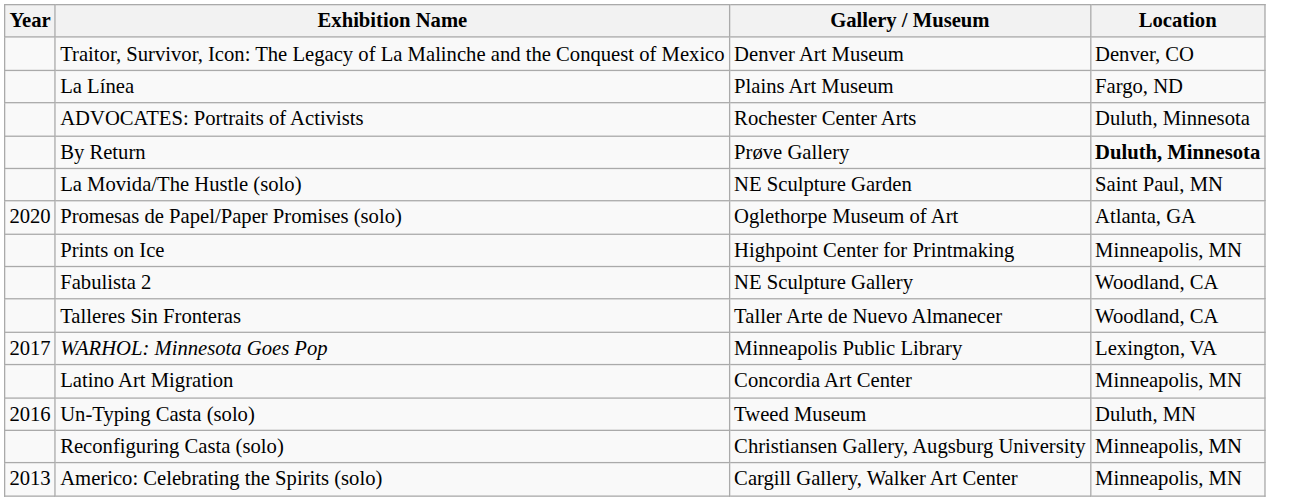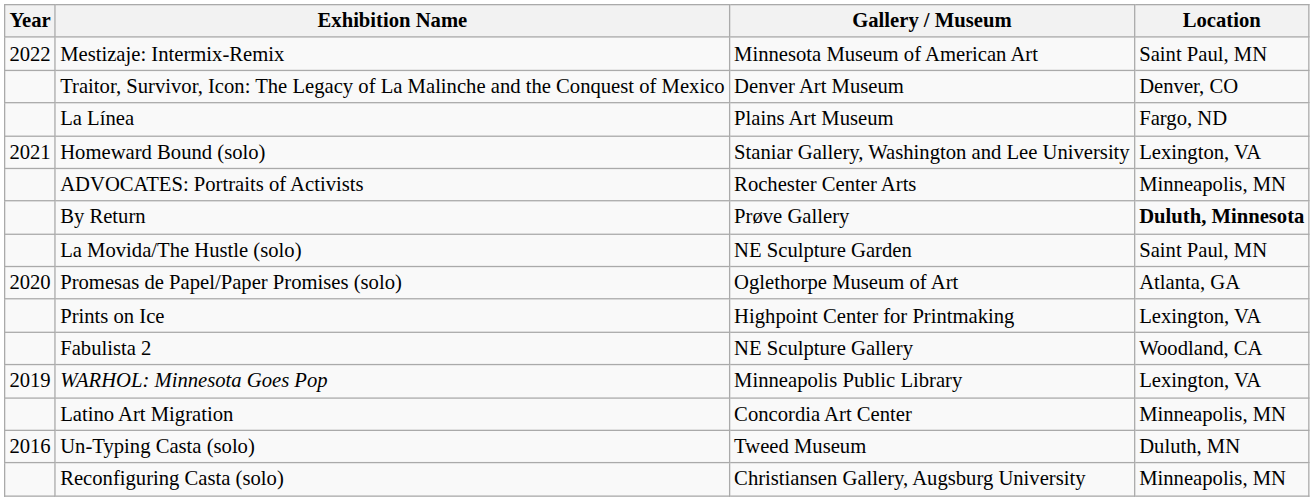+ row: (172, 53)
+ row: (163, 151)
(1172, 119) Duluth, Minnesota -> (1213, 184) Minneapolis, MN
(1168, 250) Minneapolis, MN -> (1200, 315) Lexington, VA
- row: (151, 315)
(30, 348) 2017 -> (30, 380) 2019
- row: (221, 479)
